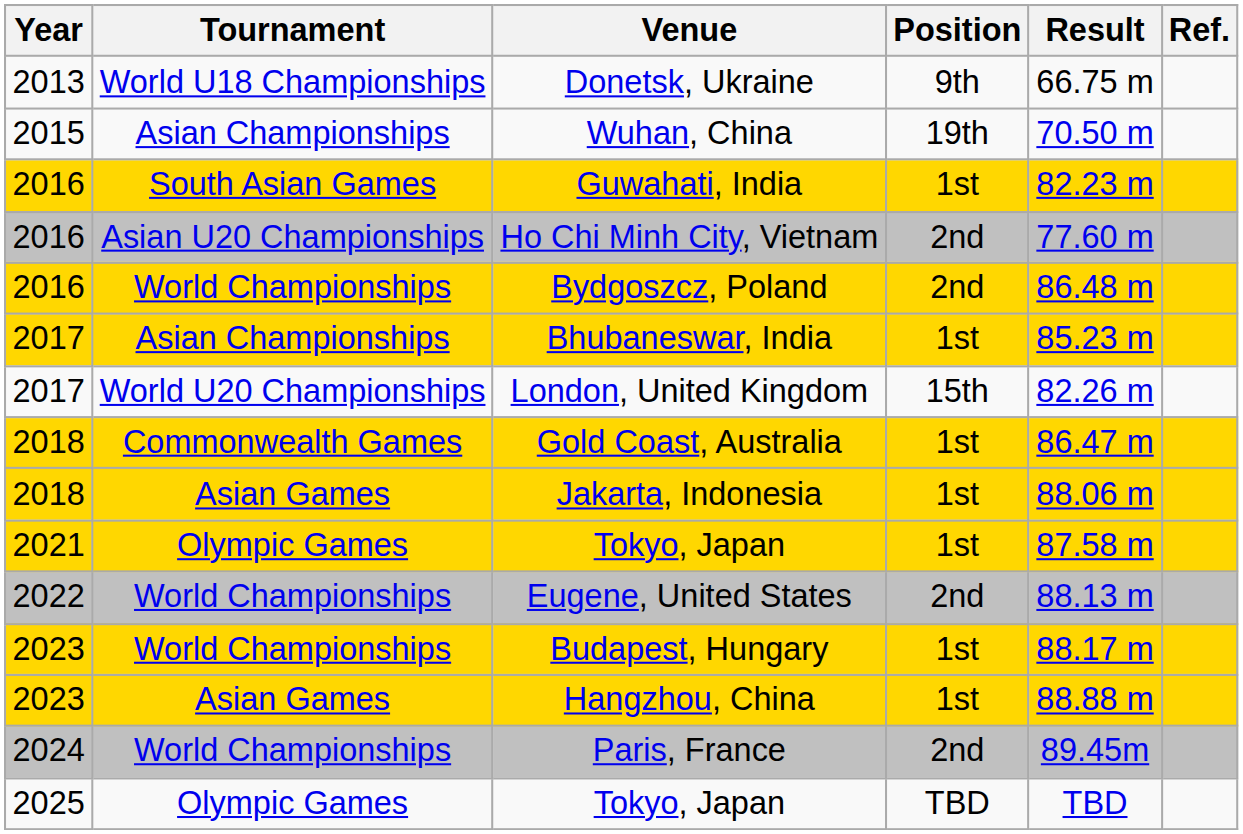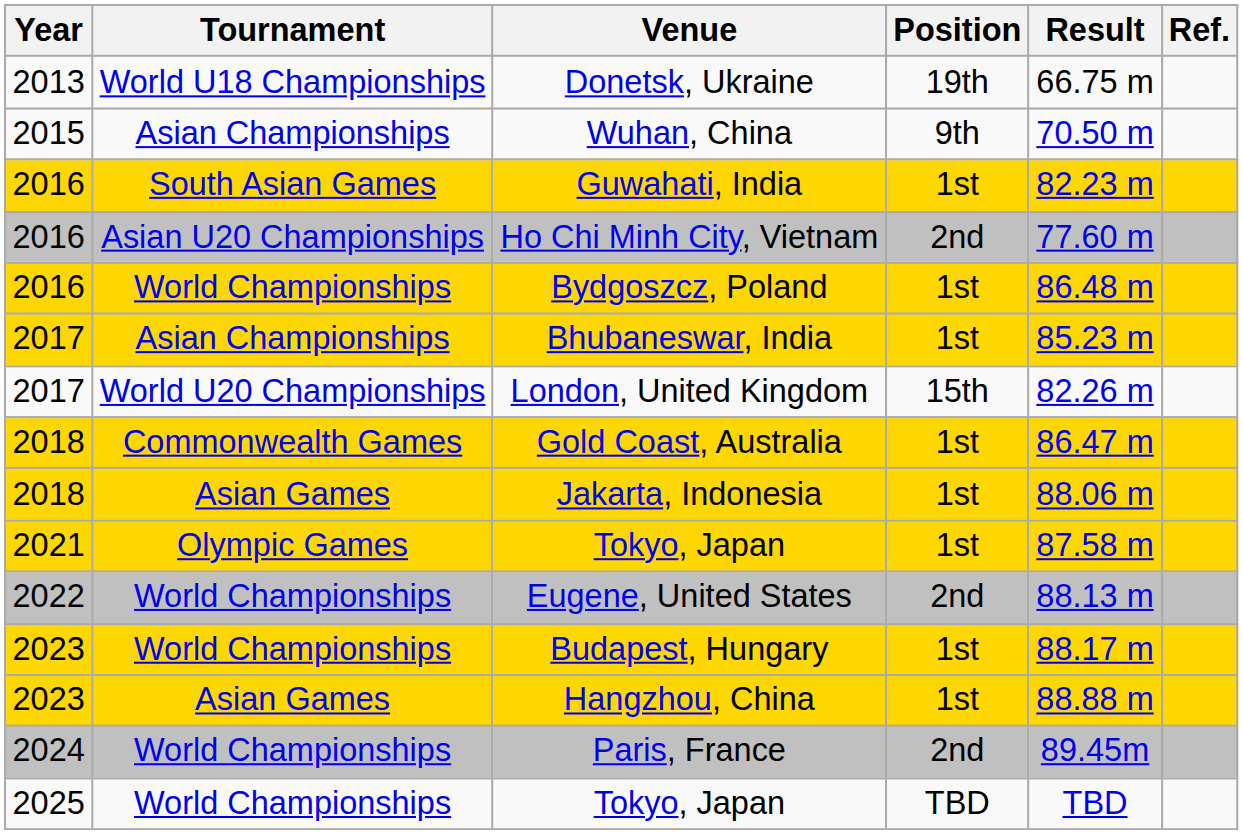(957, 81) 9th -> (957, 81) 19th
(957, 133) 19th -> (957, 133) 9th
(957, 287) 2nd -> (957, 287) 1st
(293, 802) Olympic Games -> (293, 802) World Championships
